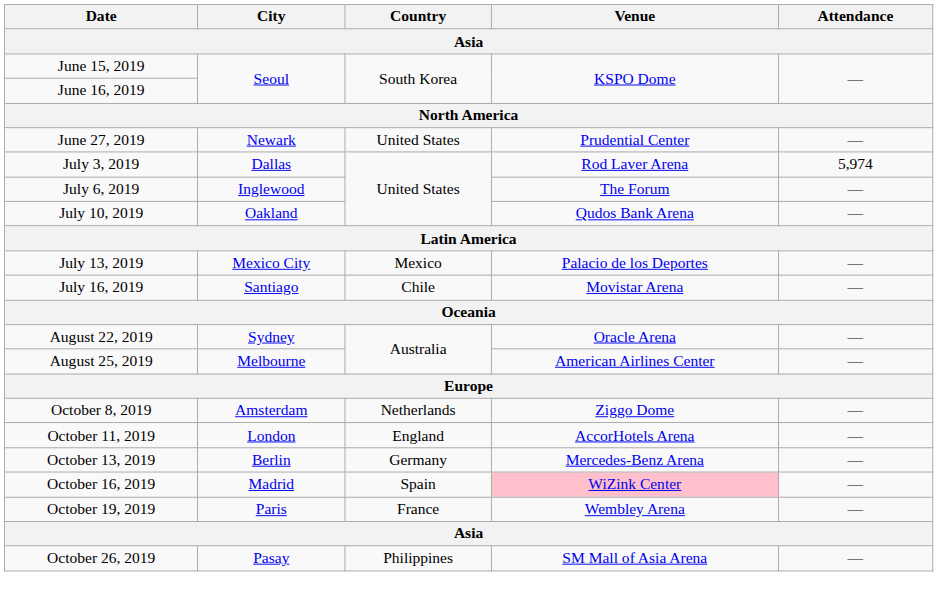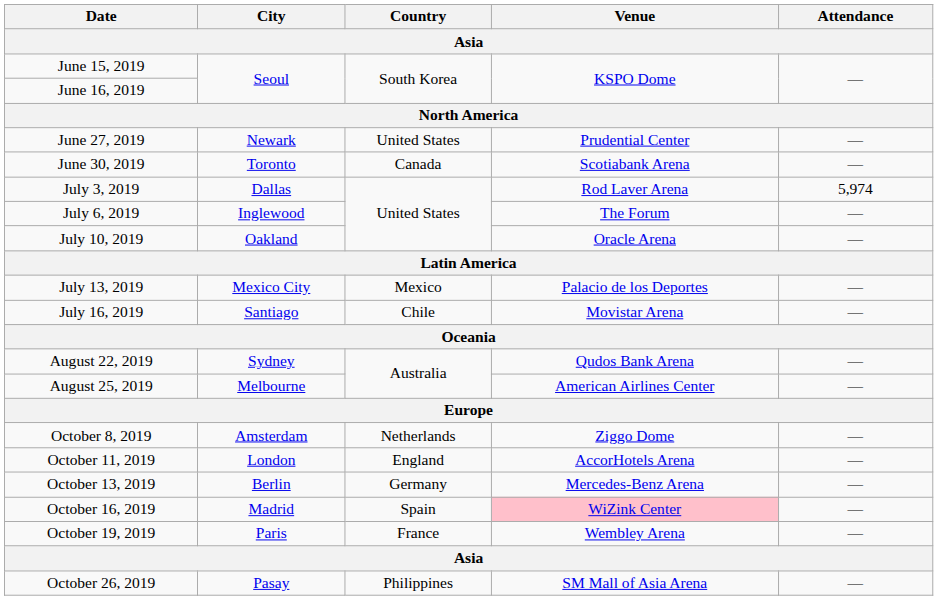+ row: (101, 164)
(635, 213) Qudos Bank Arena -> (635, 238) Oracle Arena
(635, 336) Oracle Arena -> (635, 361) Qudos Bank Arena
